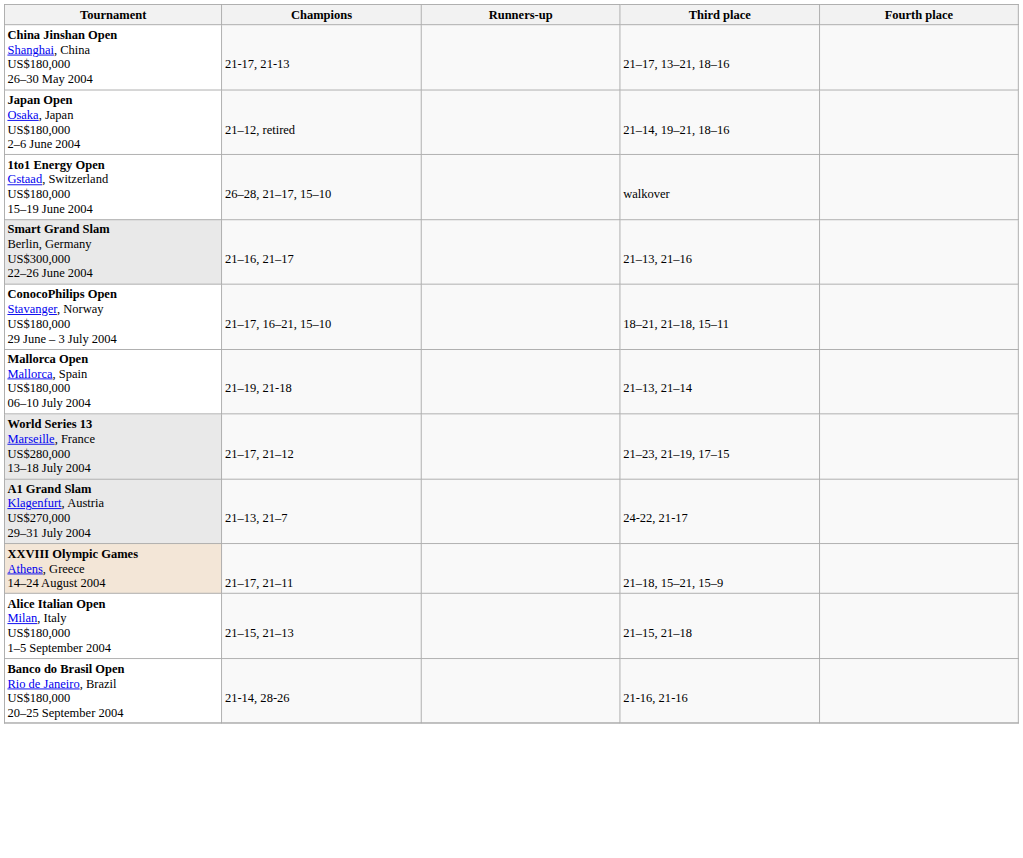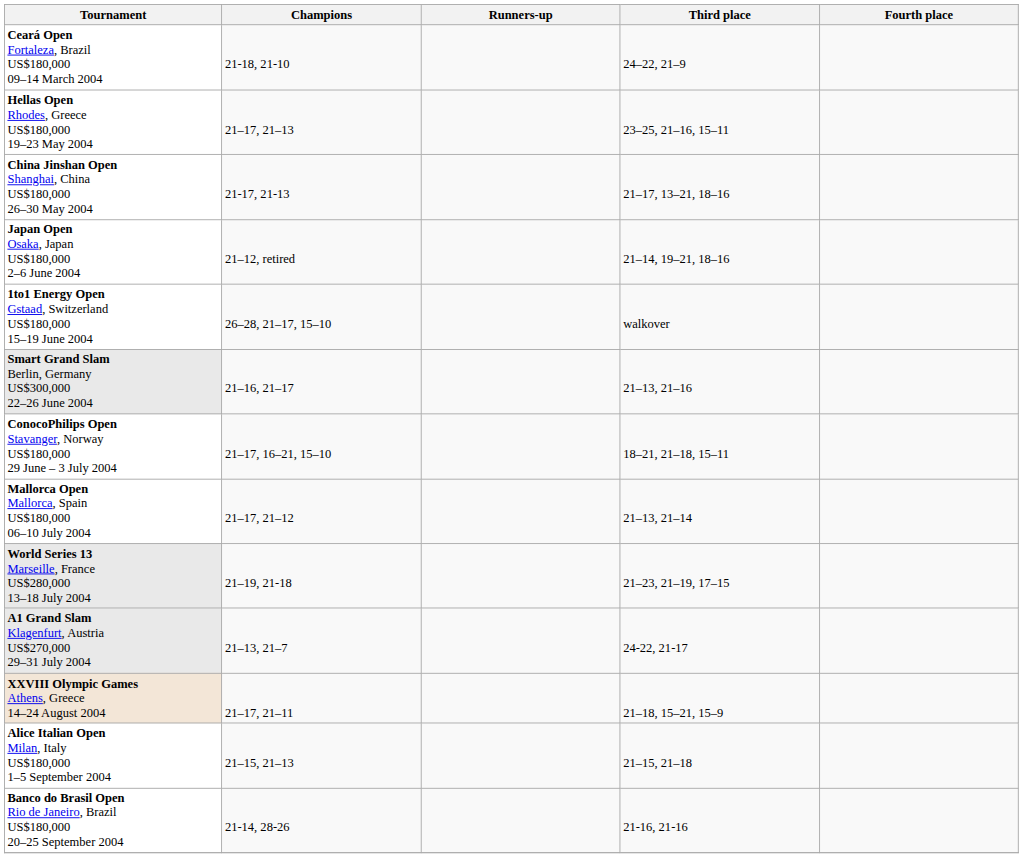+ row: (55, 57)
+ row: (50, 121)
(258, 388) 21–19, 21-18 -> (259, 518) 21–17, 21–12
(259, 453) 21–17, 21–12 -> (258, 582) 21–19, 21-18
